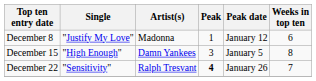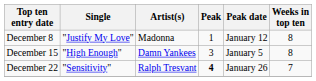(290, 38) 6 -> (290, 38) 8
